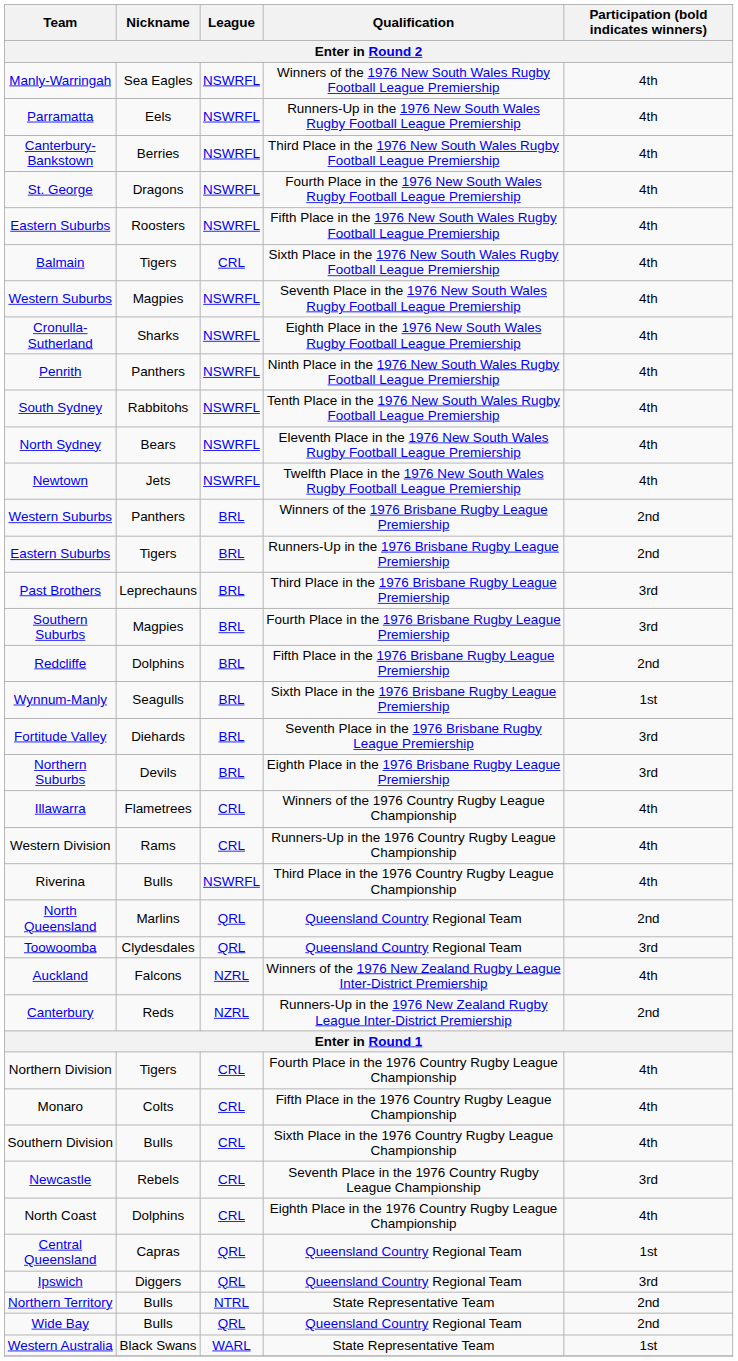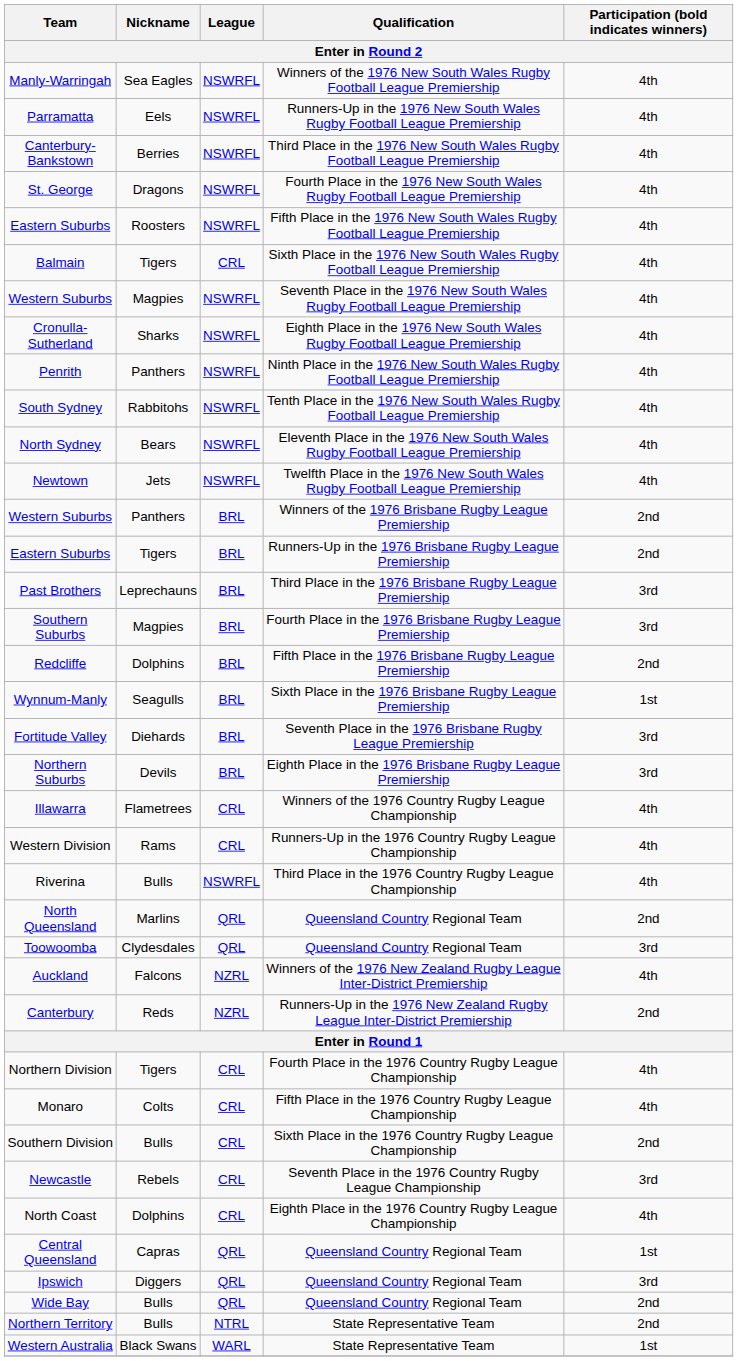(648, 1143) 4th -> (648, 1143) 2nd
rows swapped: (60, 1324) <-> (60, 1302)
